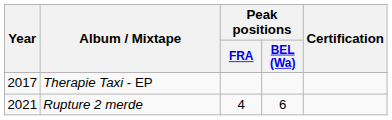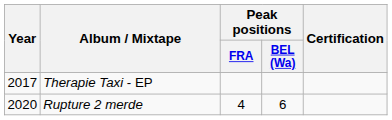(22, 104) 2021 -> (22, 104) 2020
